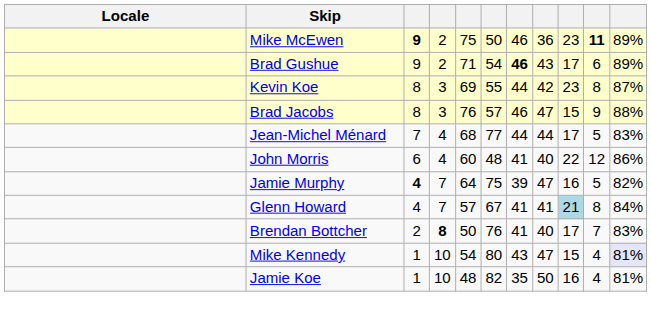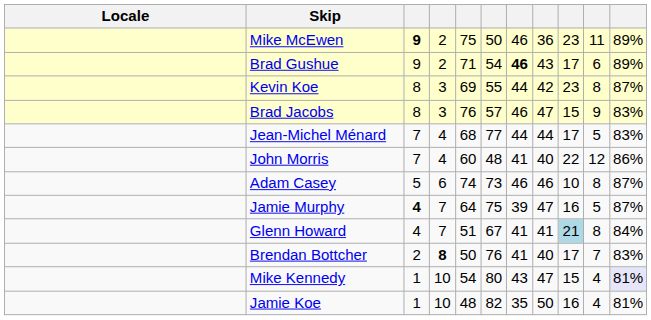(597, 40) bold -> (597, 40) normal
(628, 111) 88% -> (628, 111) 83%
(417, 159) 6 -> (417, 159) 7
+ row: (293, 183)
(628, 183) 82% -> (628, 207) 87%
(468, 207) 57 -> (468, 231) 51
